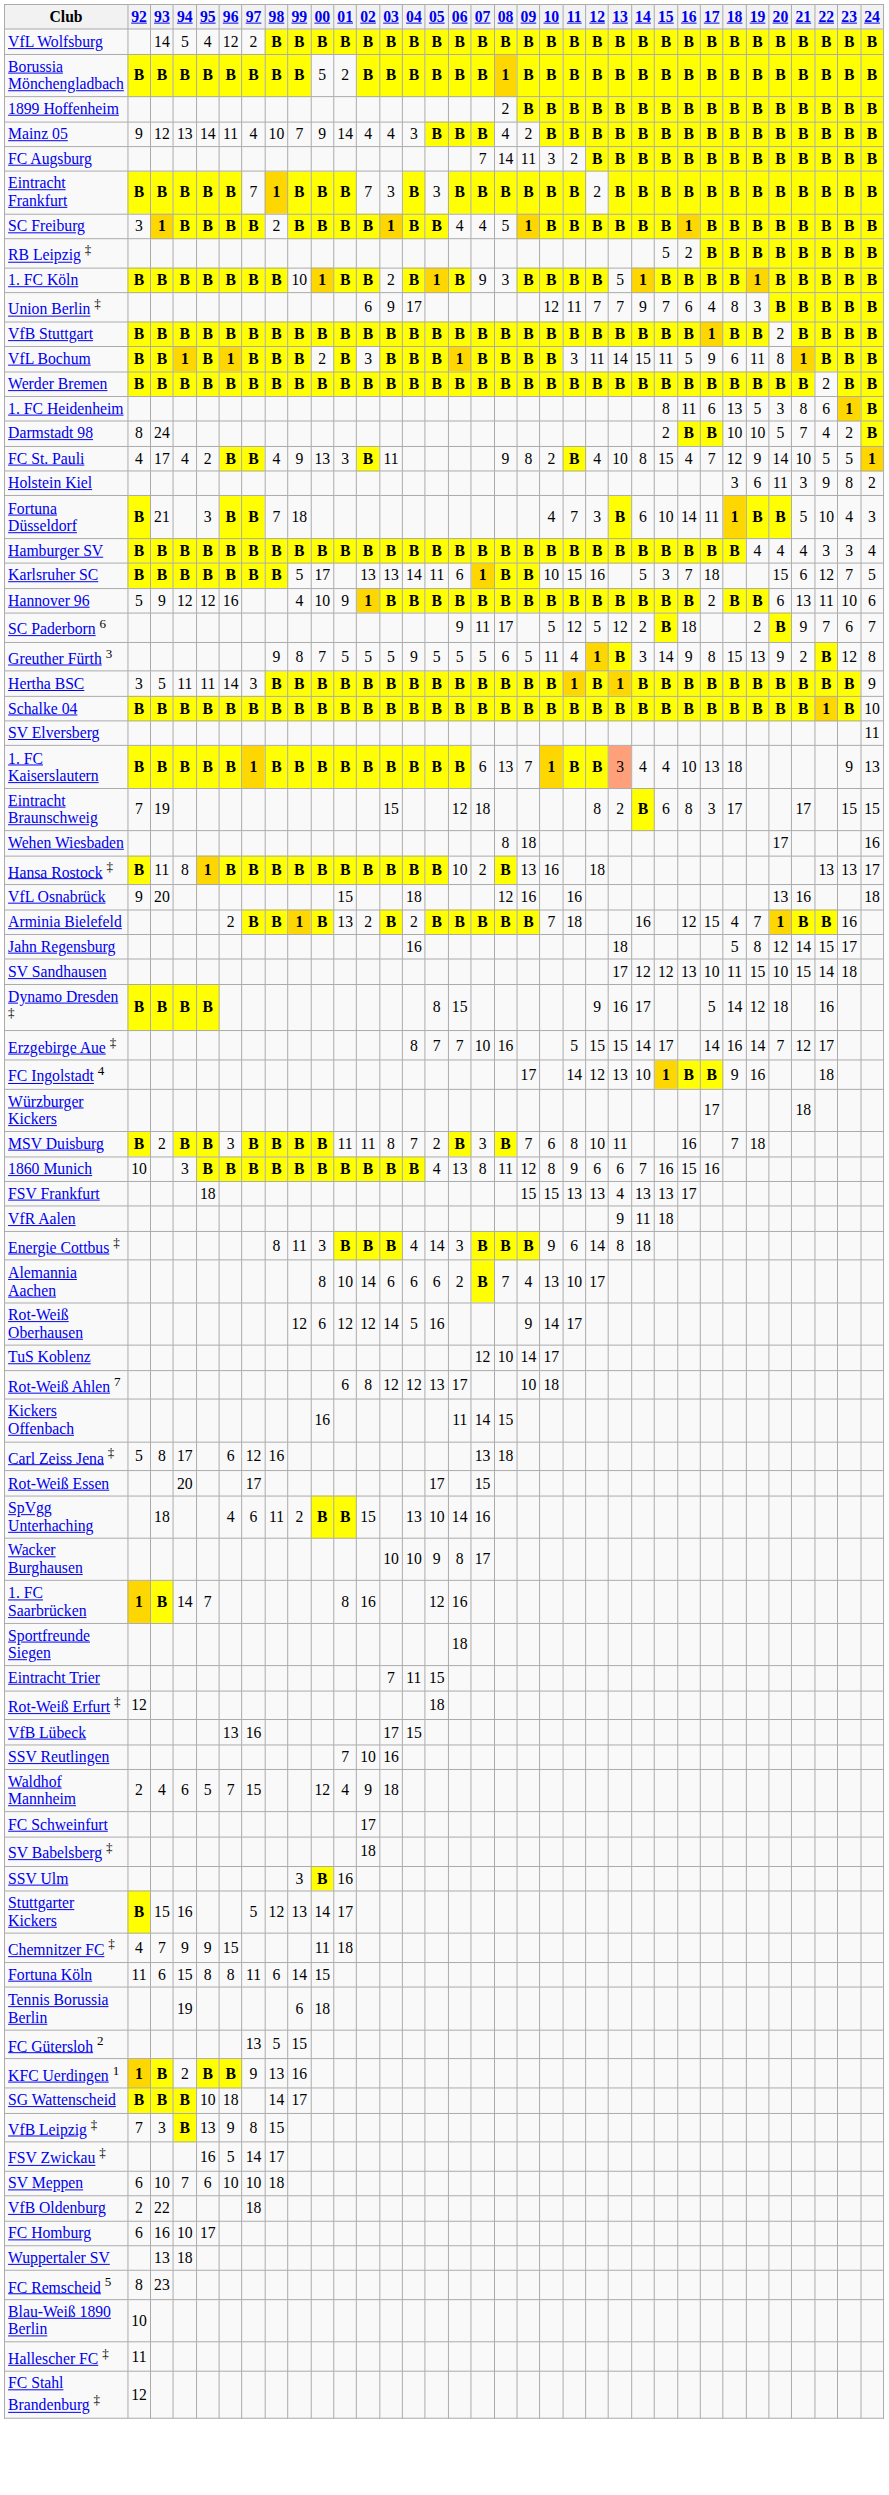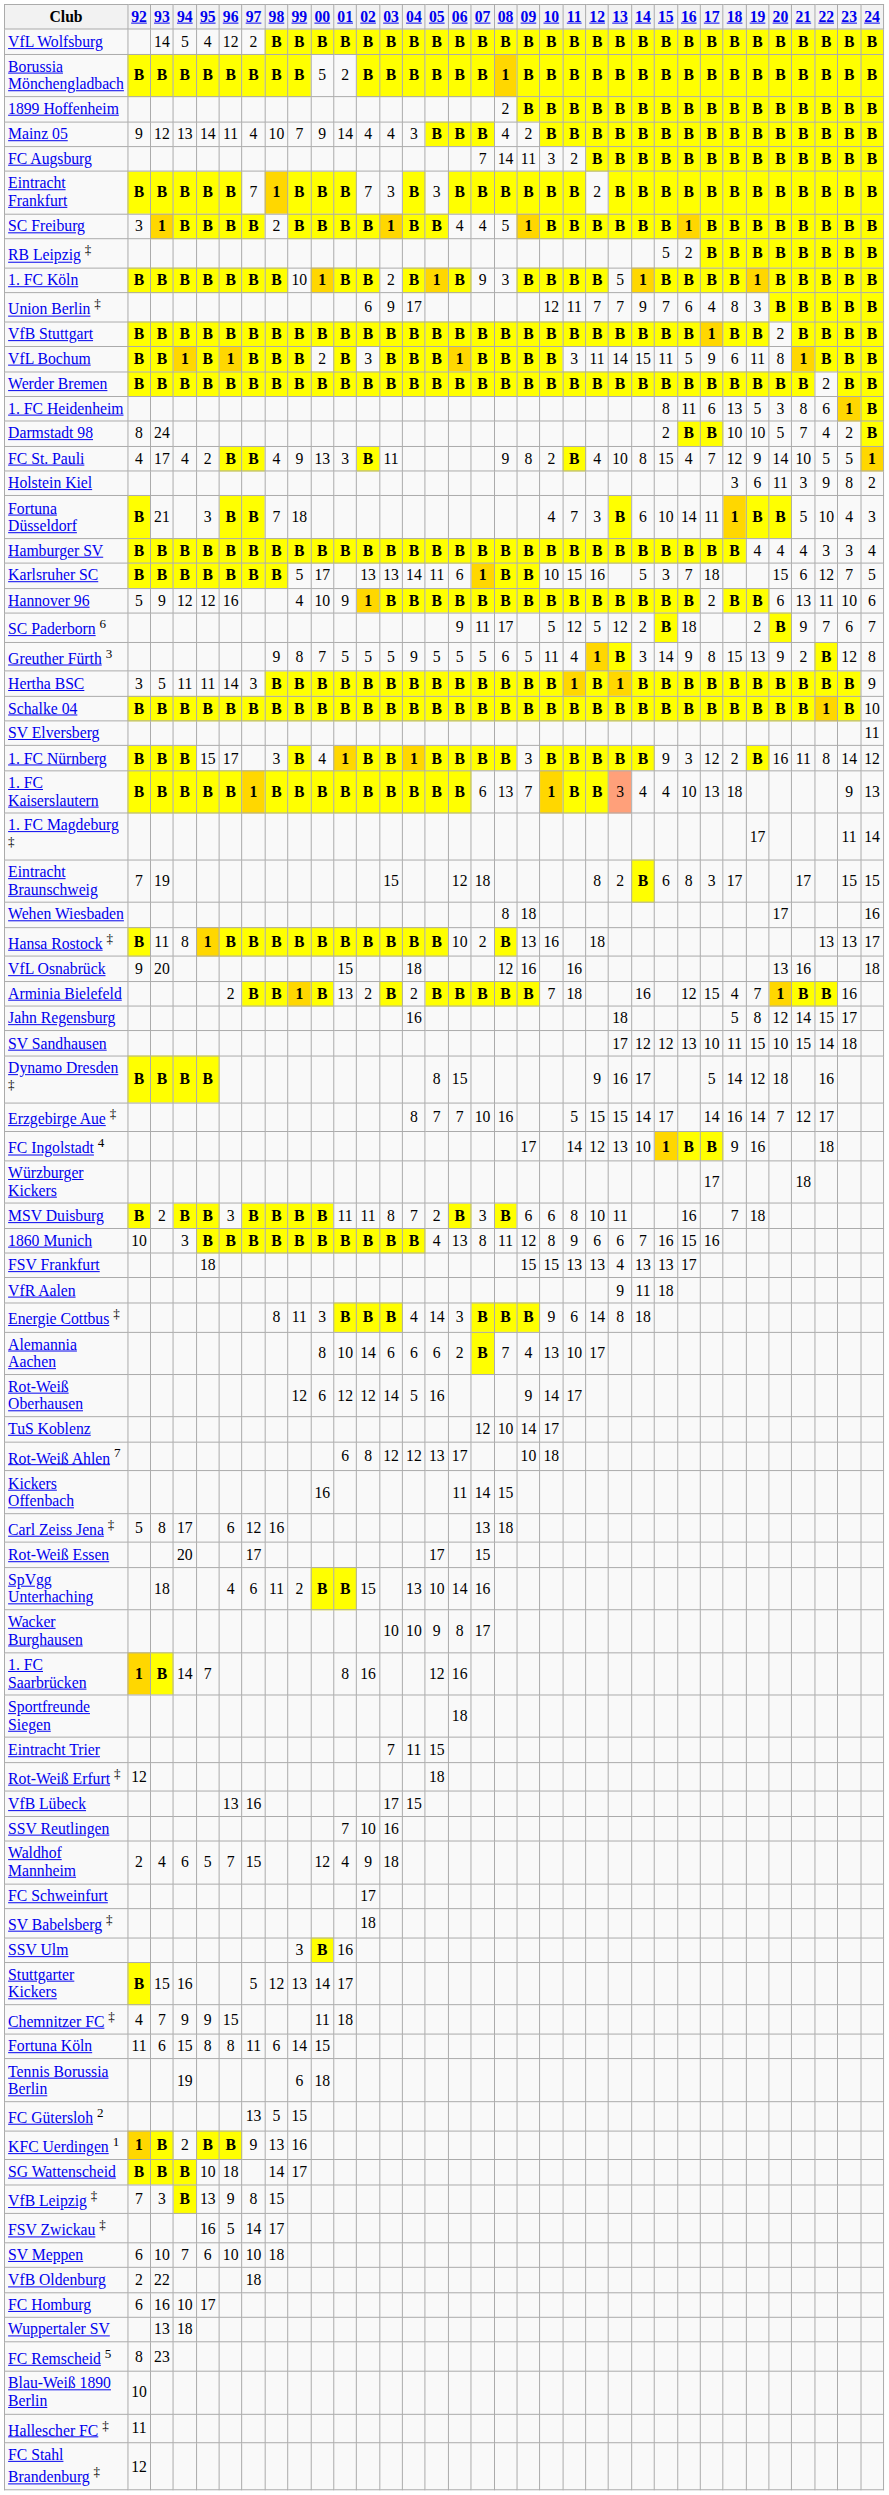+ row: (57, 758)
+ row: (63, 833)
(528, 1144) 7 -> (528, 1215) 6
